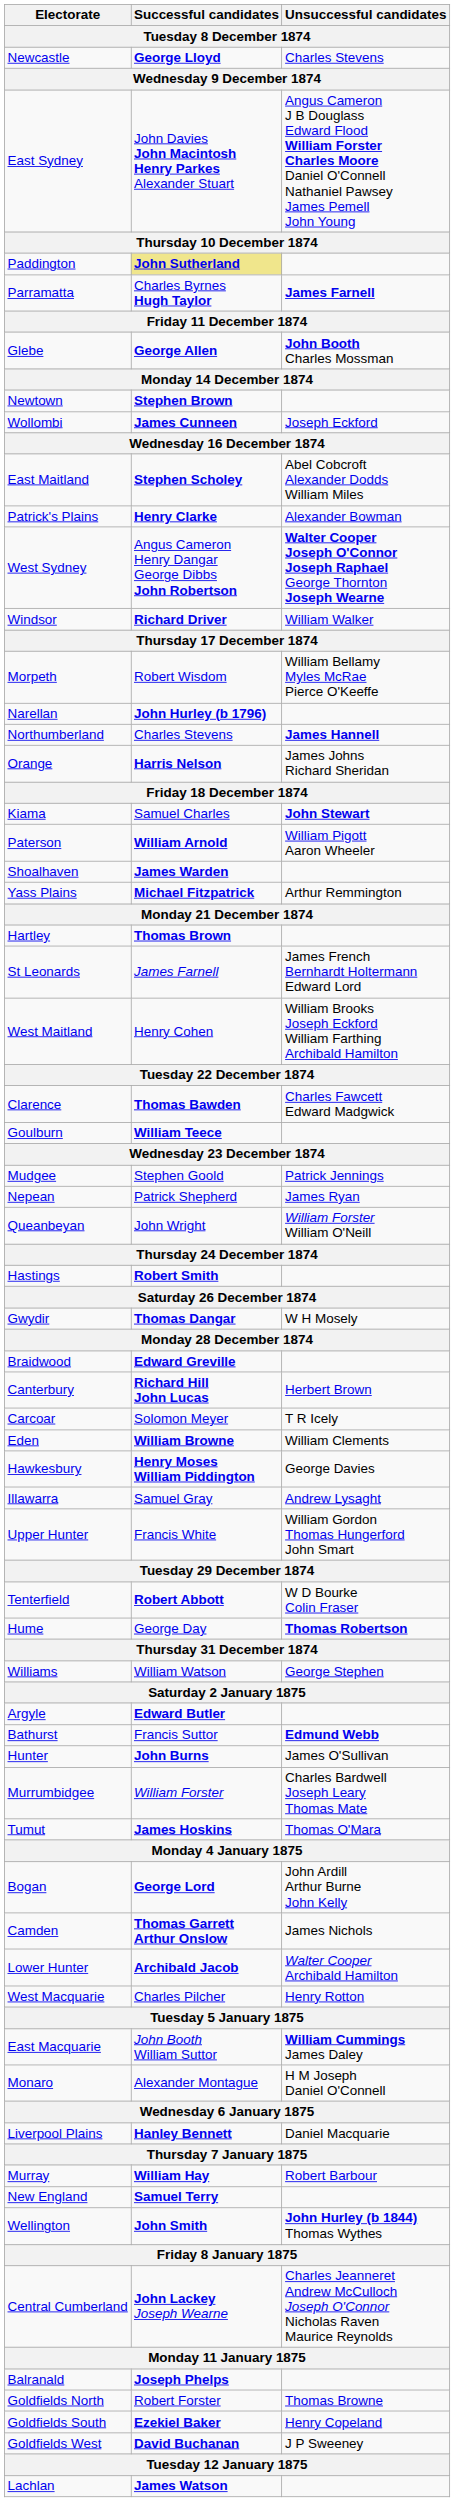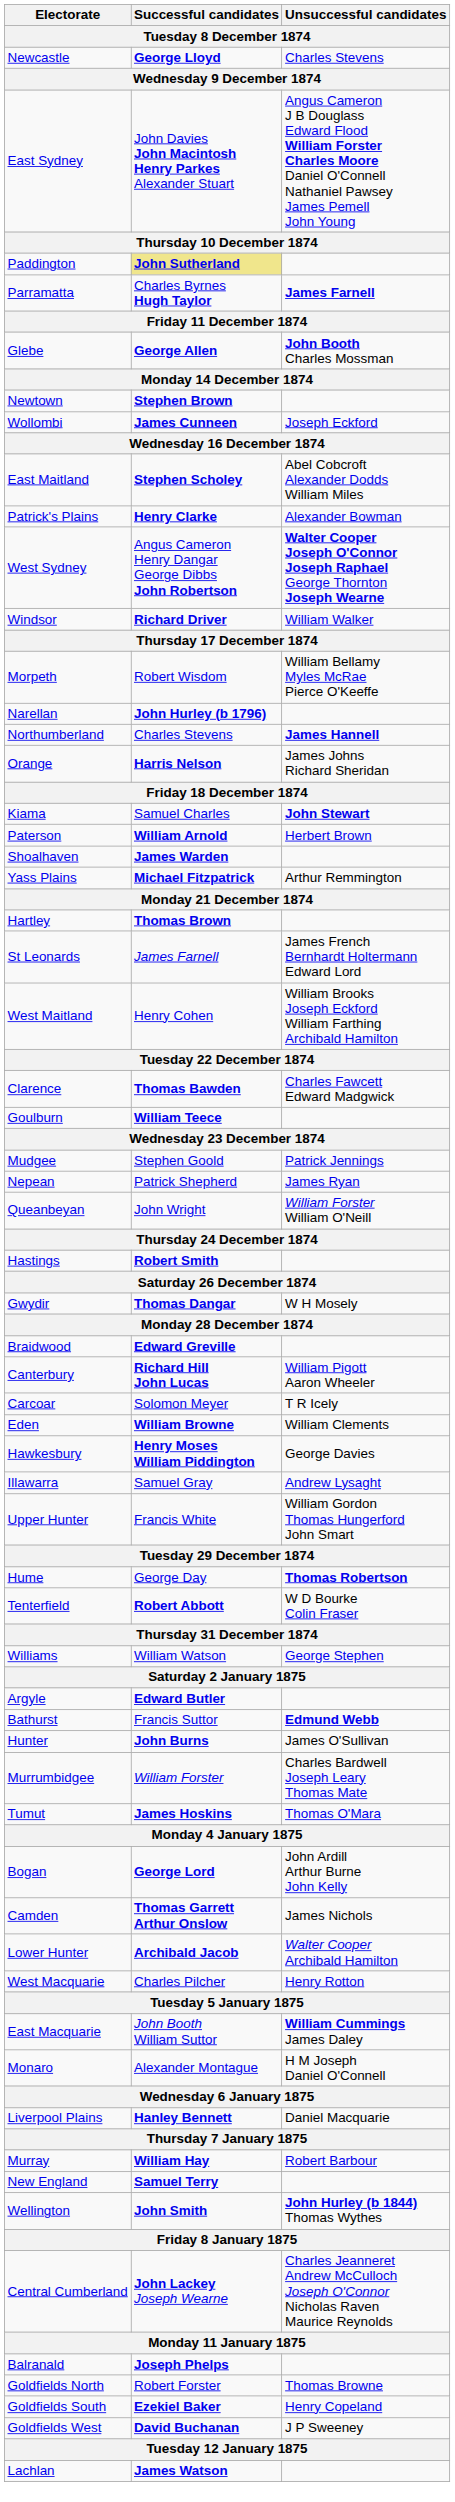(330, 842) William Pigott Aaron Wheeler -> (328, 835) Herbert Brown
(328, 1390) Herbert Brown -> (330, 1375) William Pigott Aaron Wheeler
rows swapped: (25, 1628) <-> (39, 1599)
